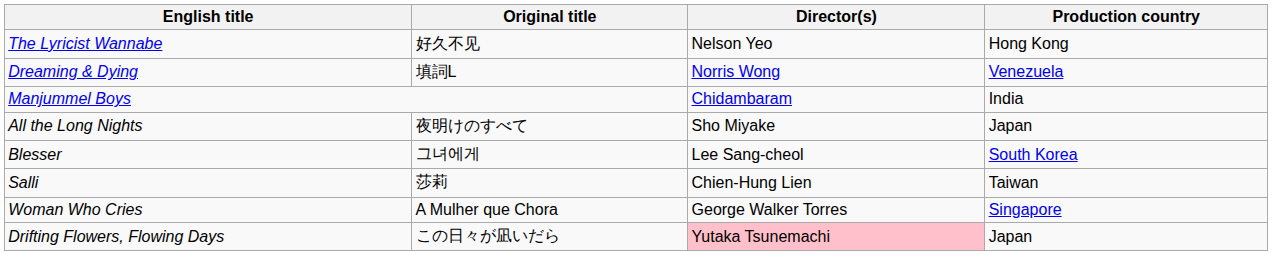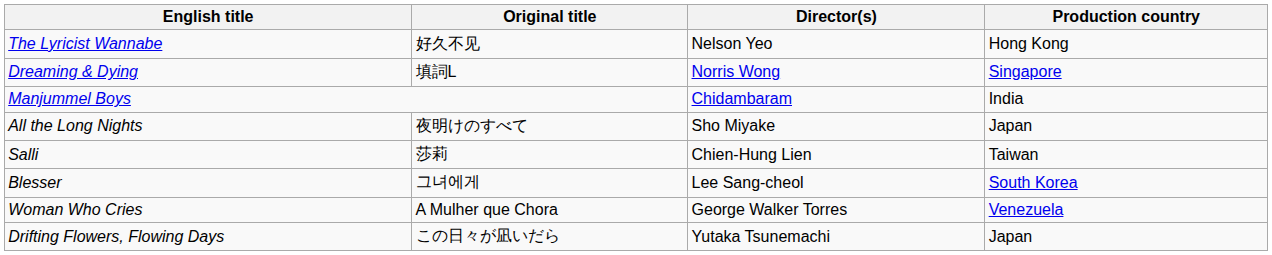(1026, 72) Venezuela -> (1025, 72) Singapore
rows swapped: (35, 154) <-> (23, 182)
(1025, 209) Singapore -> (1026, 209) Venezuela
(761, 236) pink background -> (761, 236) no background
